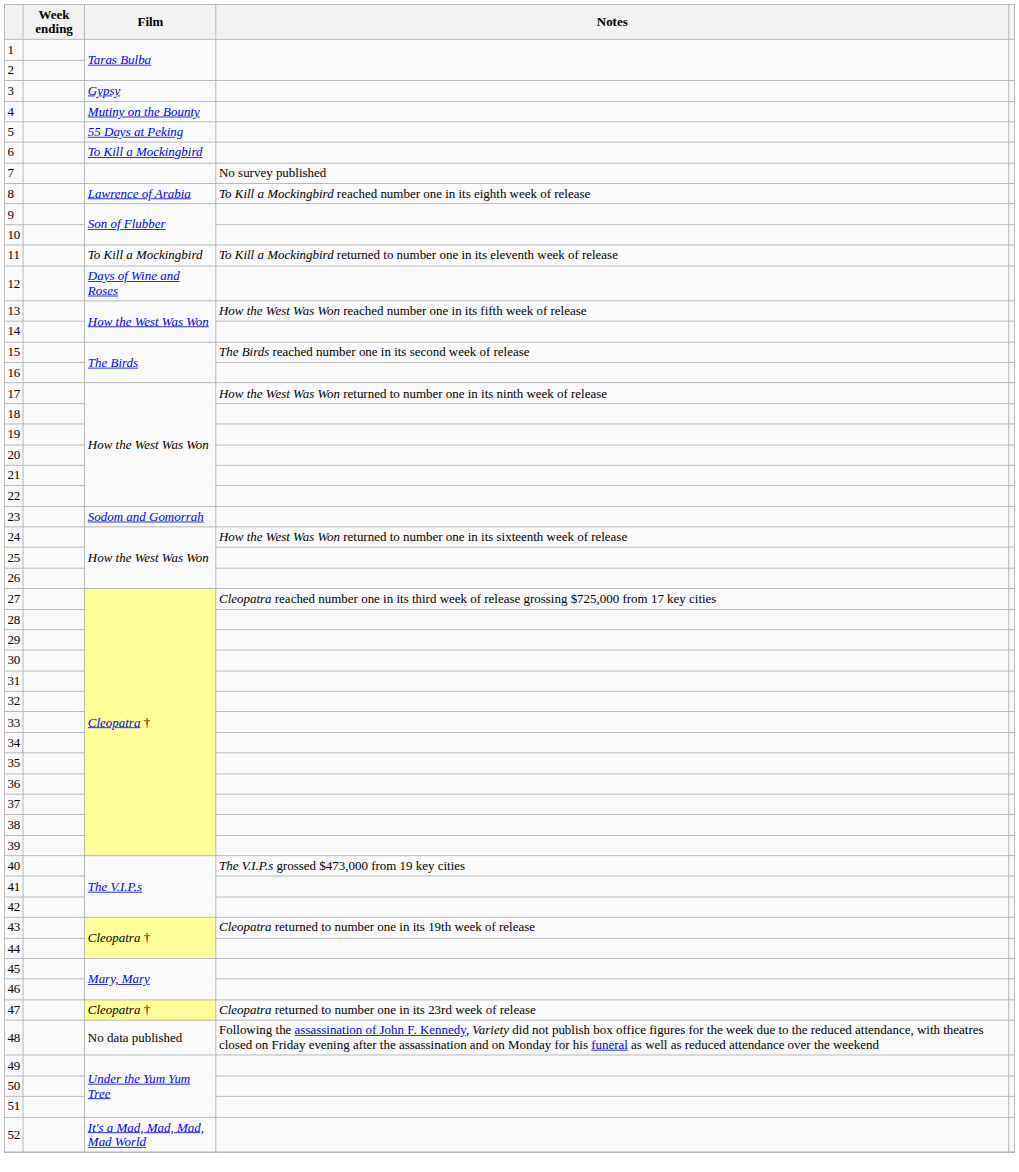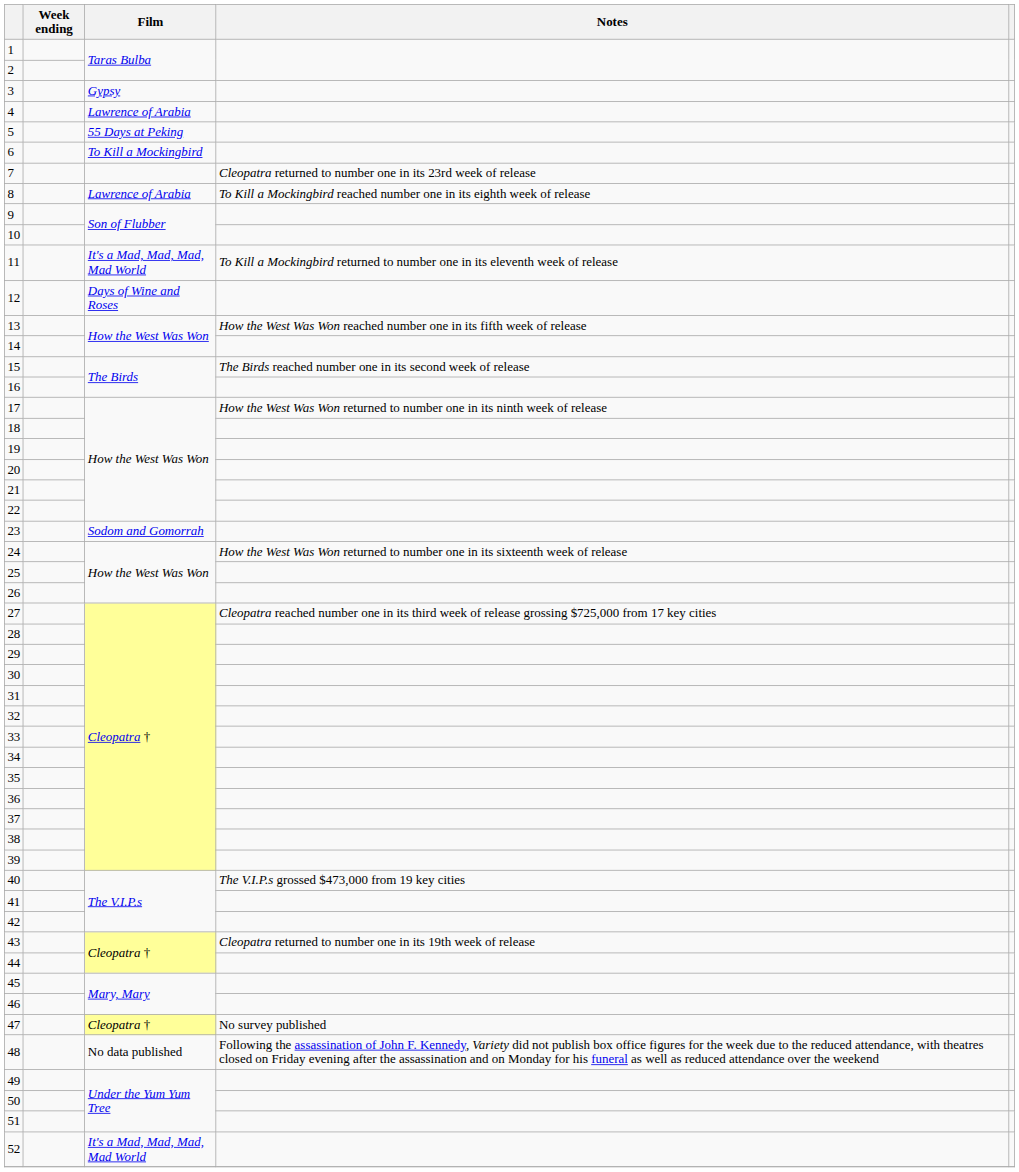(144, 111) Mutiny on the Bounty -> (139, 111) Lawrence of Arabia
(273, 173) No survey published -> (377, 173) Cleopatra returned to number one in its 23rd week of release
(145, 255) To Kill a Mockingbird -> (146, 262) It's a Mad, Mad, Mad, Mad World
(377, 1009) Cleopatra returned to number one in its 23rd week of release -> (273, 1024) No survey published
